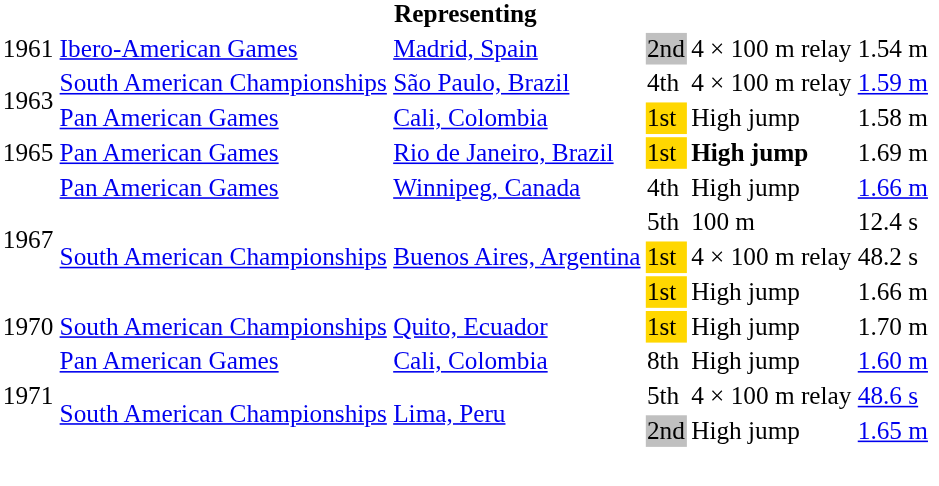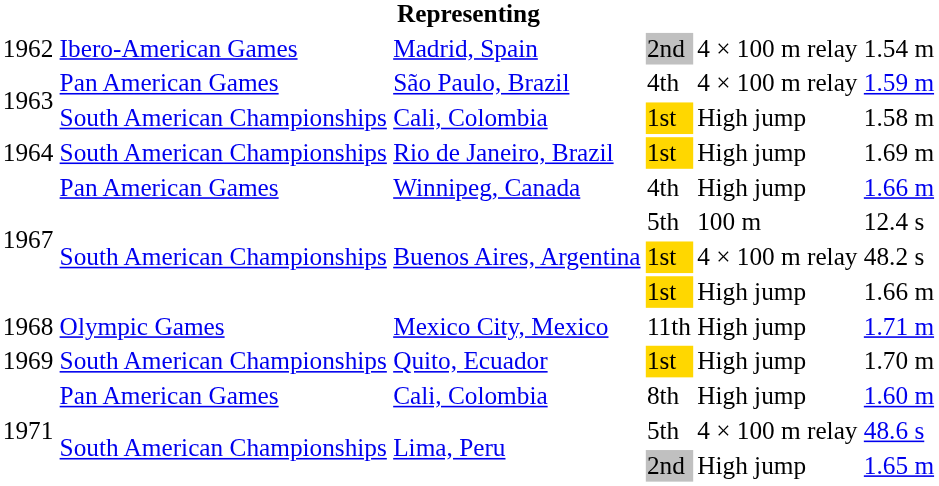(28, 48) 1961 -> (28, 48) 1962
(223, 83) South American Championships -> (169, 83) Pan American Games
(169, 117) Pan American Games -> (223, 117) South American Championships
(28, 152) 1965 -> (28, 152) 1964
(169, 152) Pan American Games -> (223, 152) South American Championships
(750, 152) bold -> (752, 152) normal
+ row: (501, 326)
(28, 326) 1970 -> (28, 361) 1969
